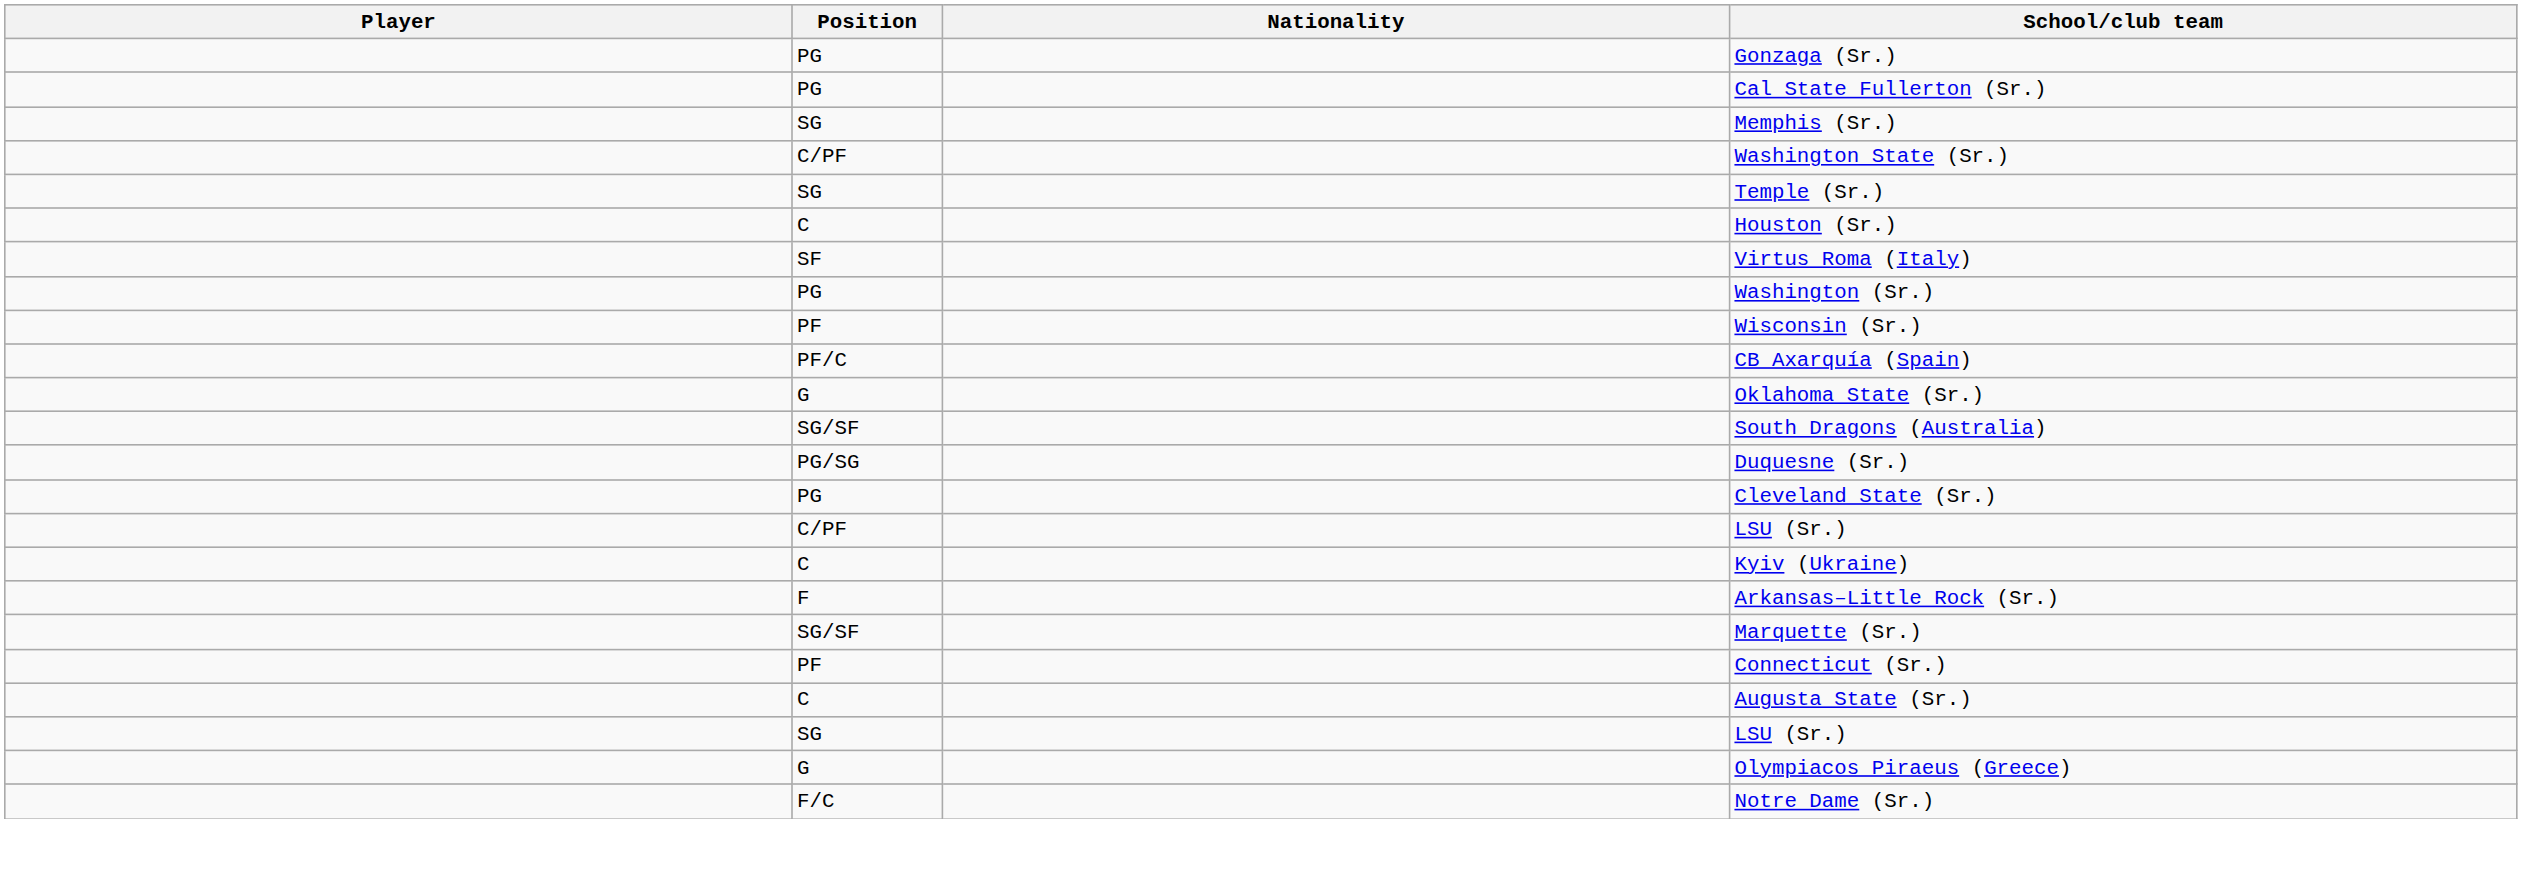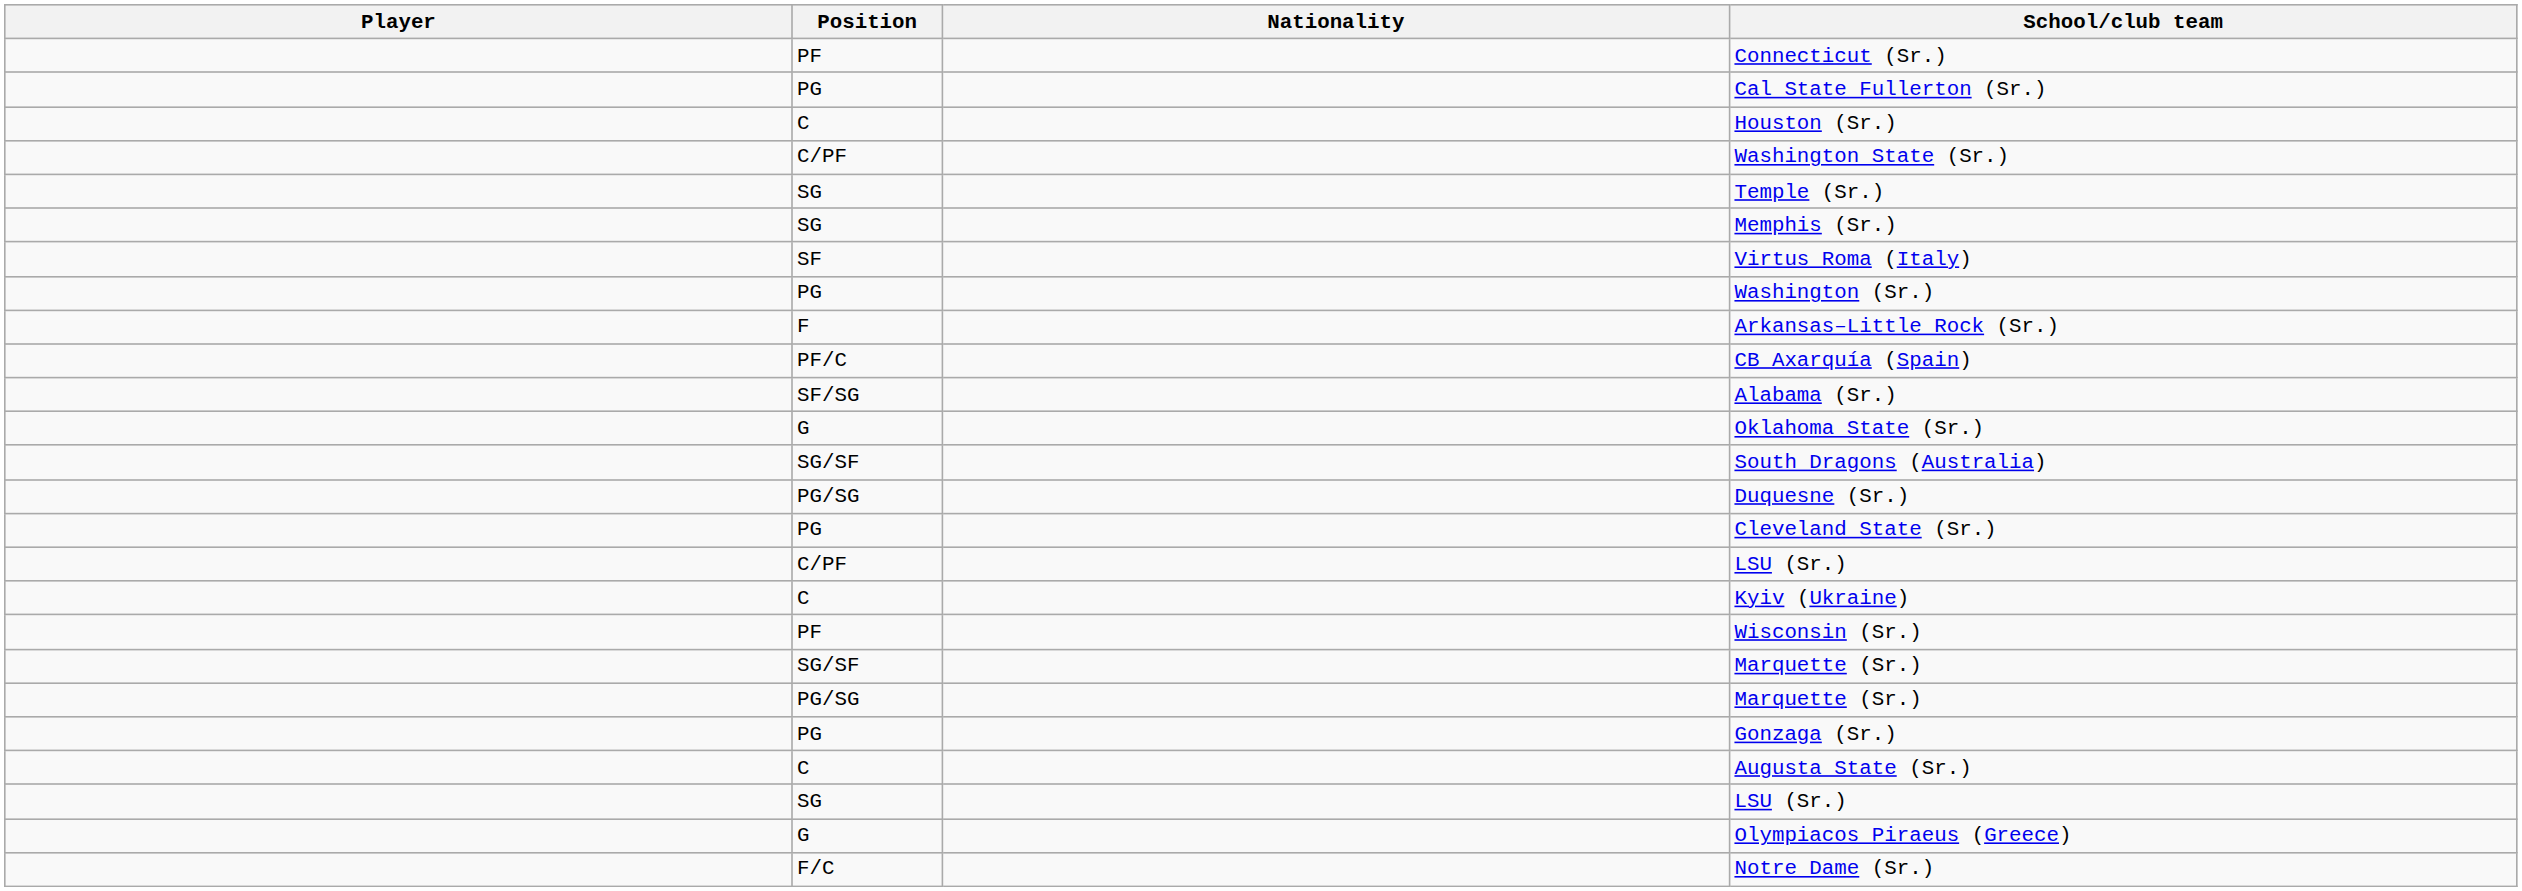rows swapped: (809, 666) <-> (809, 56)
rows swapped: (809, 123) <-> (803, 225)
rows swapped: (803, 598) <-> (809, 327)
+ row: (828, 395)
+ row: (828, 700)
